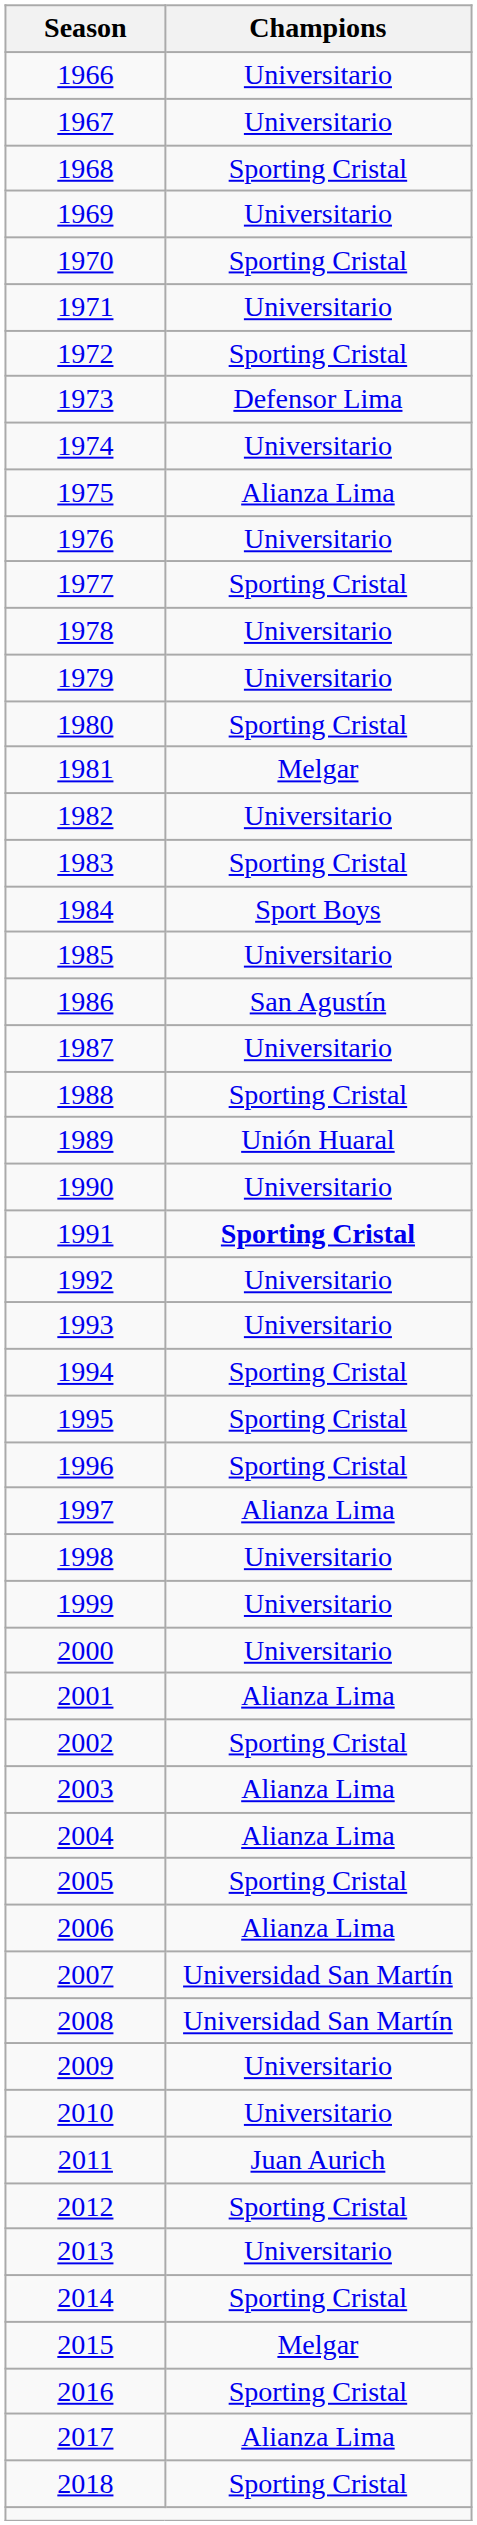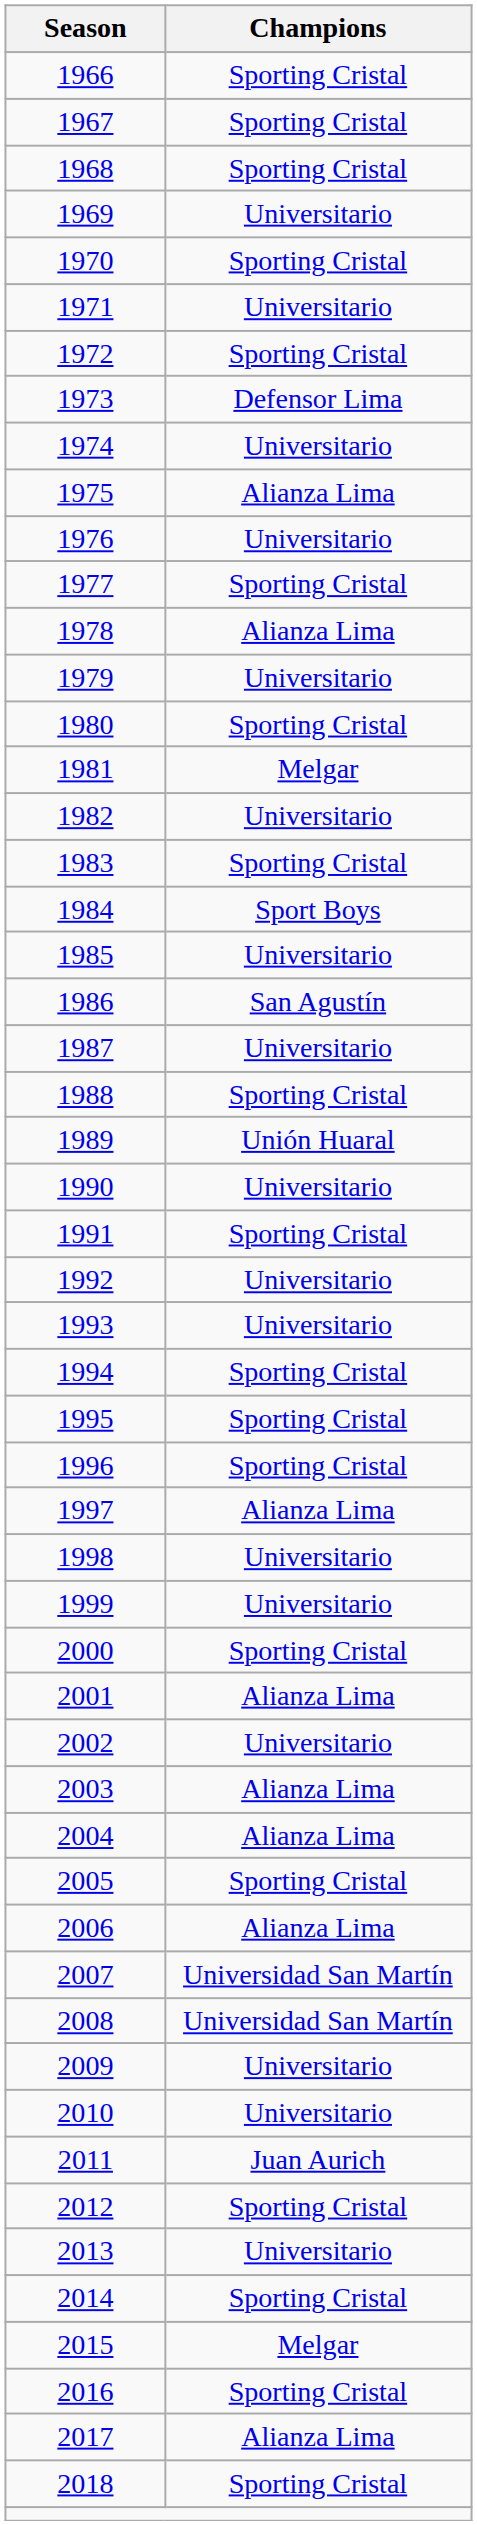(318, 75) Universitario -> (318, 75) Sporting Cristal
(318, 121) Universitario -> (318, 121) Sporting Cristal
(318, 630) Universitario -> (318, 630) Alianza Lima
(318, 1232) bold -> (318, 1232) normal
(318, 1649) Universitario -> (318, 1649) Sporting Cristal
(318, 1742) Sporting Cristal -> (318, 1742) Universitario
